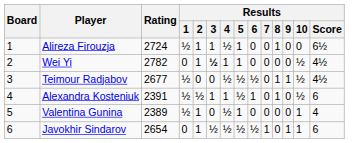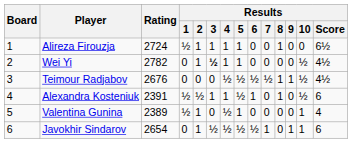(227, 46) ½ -> (226, 46) 1
(156, 79) 2677 -> (156, 79) 2676
(186, 79) ½ -> (185, 79) 0
(267, 79) 0 -> (268, 79) ½
